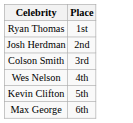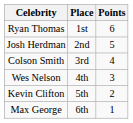+ column: (112, 12)
